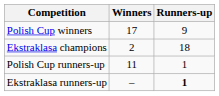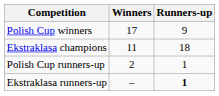(132, 47) 2 -> (132, 47) 11
(132, 64) 11 -> (132, 64) 2
